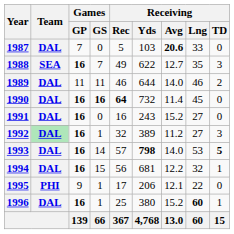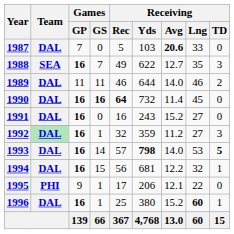(147, 133) 389 -> (147, 133) 359
